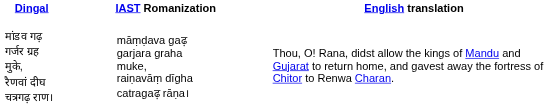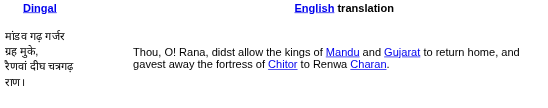- column: (166, 8)
